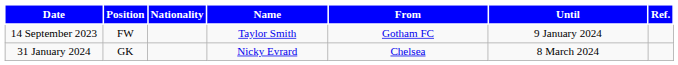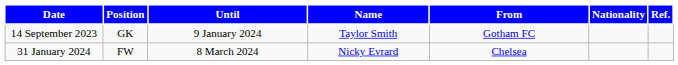columns swapped: (177, 14) <-> (568, 14)
(125, 33) FW -> (125, 33) GK
(125, 52) GK -> (125, 52) FW
